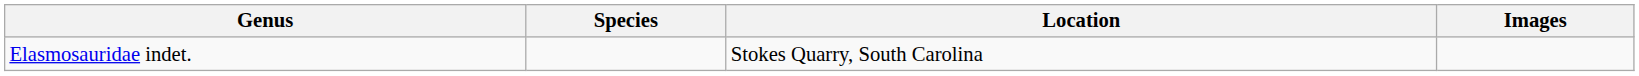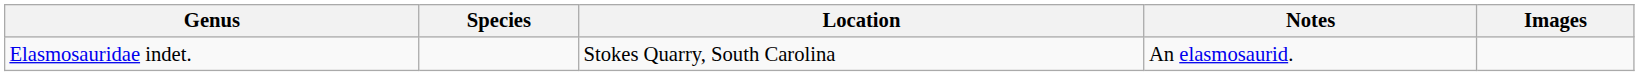+ column: (1311, 20)
